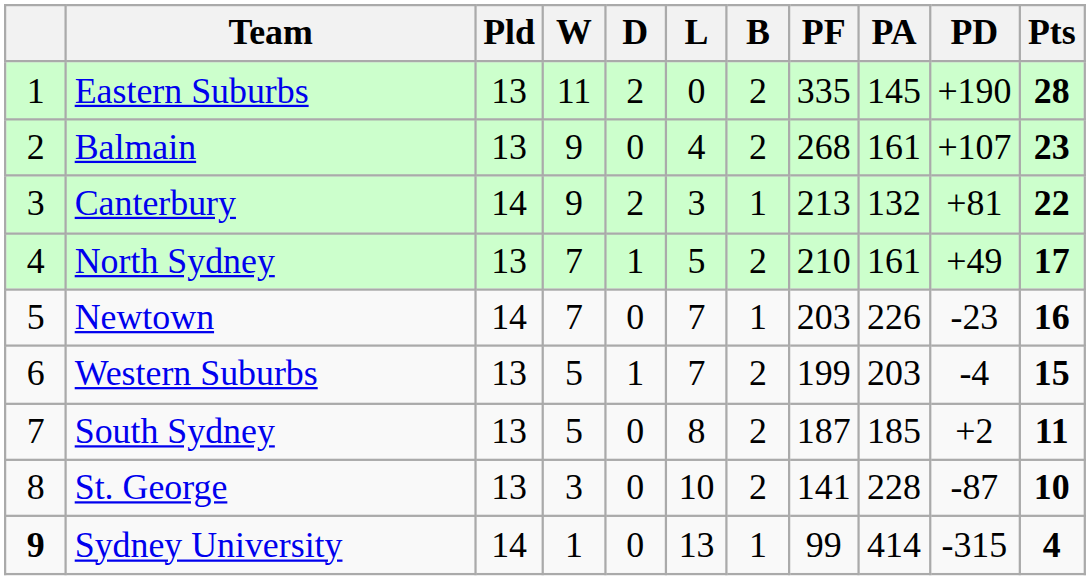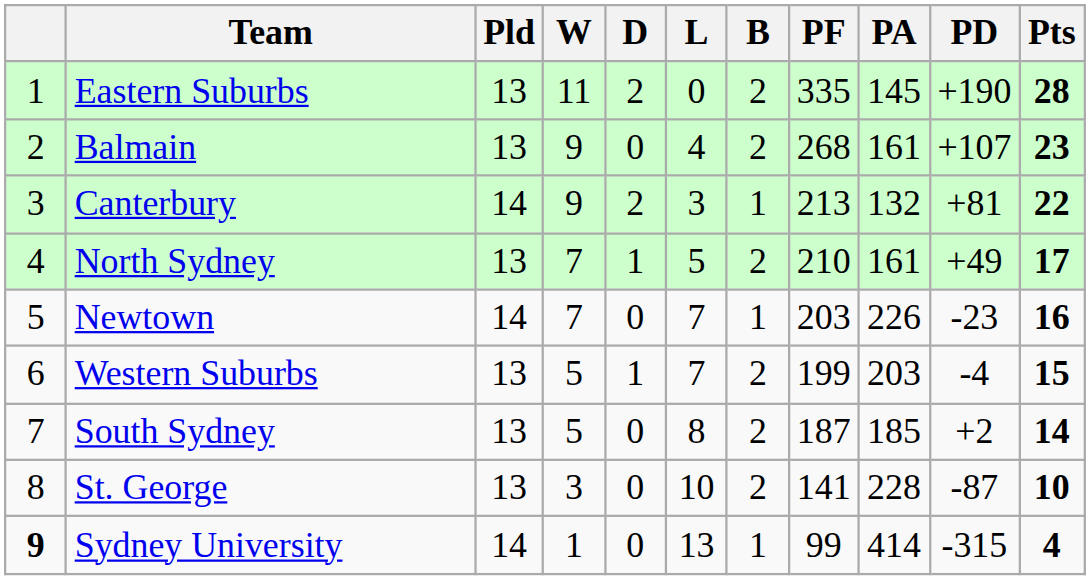(1052, 430) 11 -> (1052, 430) 14
